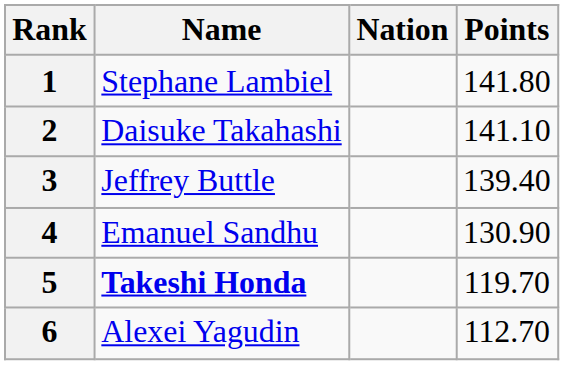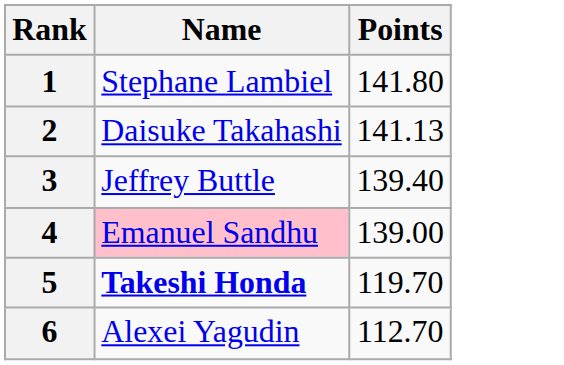- column: (402, 29)
(507, 130) 141.10 -> (400, 130) 141.13
(210, 231) no background -> (210, 231) pink background
(507, 231) 130.90 -> (400, 231) 139.00
